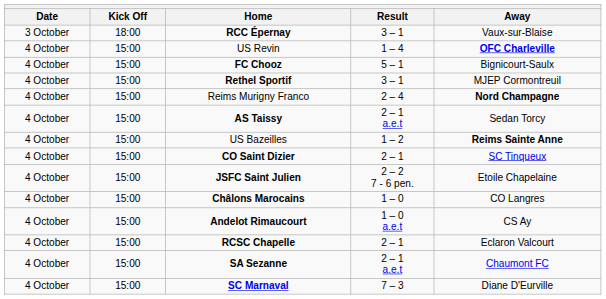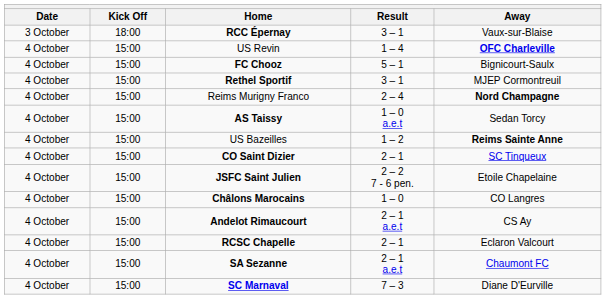(392, 118) 2 – 1 a.e.t -> (392, 118) 1 – 0 a.e.t
(392, 221) 1 – 0 a.e.t -> (392, 221) 2 – 1 a.e.t
